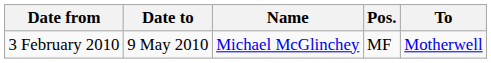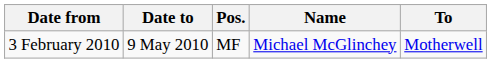columns swapped: (382, 17) <-> (288, 17)
